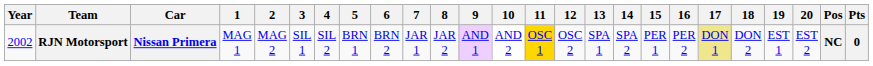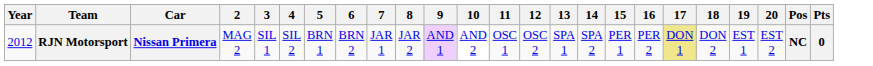- column: (237, 14)
(20, 42) 2002 -> (20, 42) 2012
(540, 42) gold background -> (505, 42) no background
